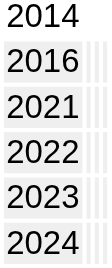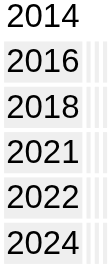+ row: (43, 106)
- row: (43, 197)
